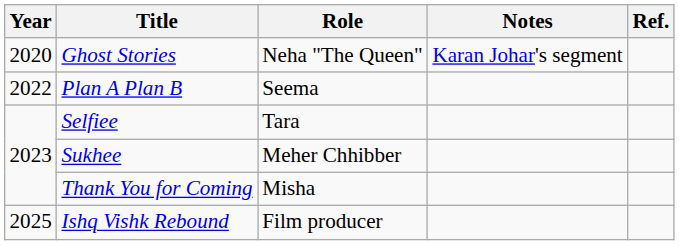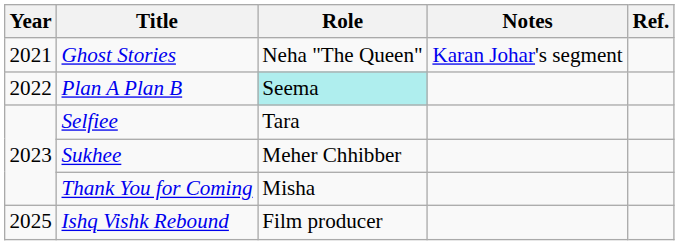(31, 54) 2020 -> (31, 54) 2021
(291, 88) no background -> (291, 88) paleturquoise background
